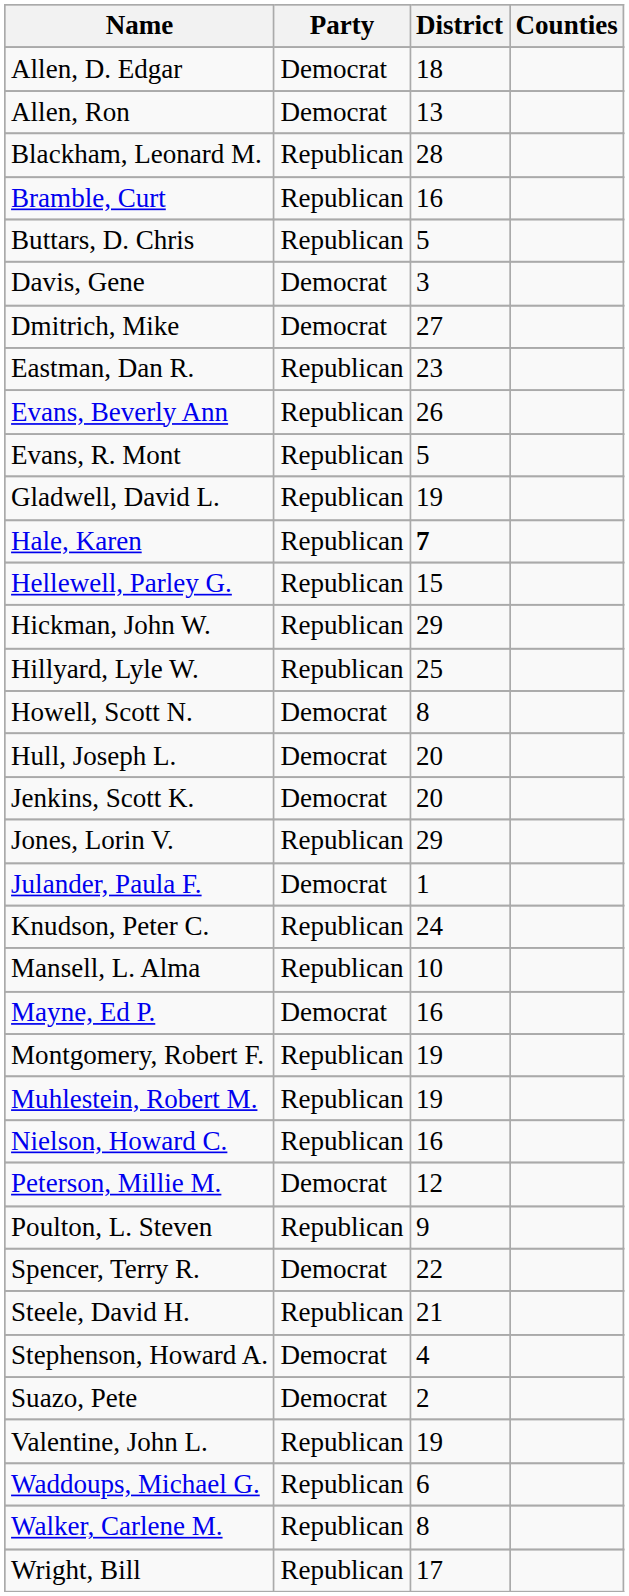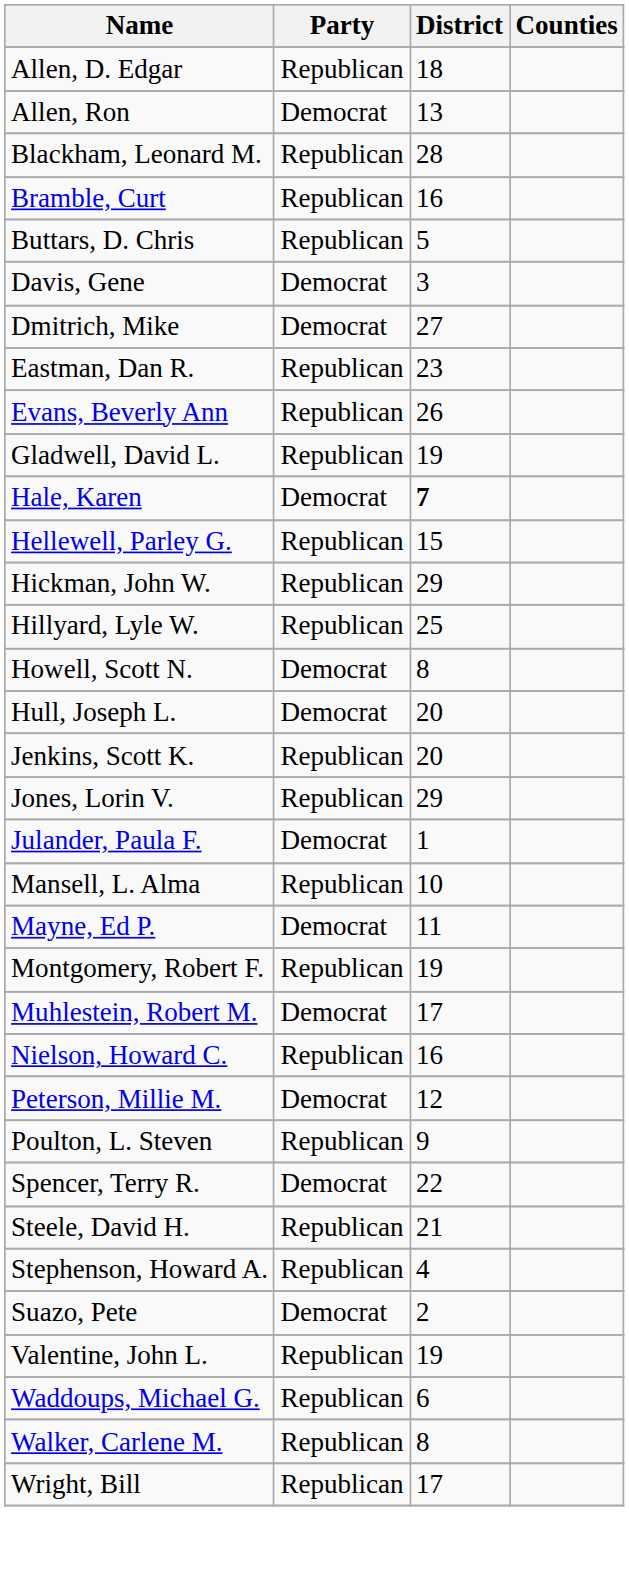(334, 68) Democrat -> (342, 68) Republican
- row: (96, 454)
(342, 540) Republican -> (334, 497) Democrat
(334, 797) Democrat -> (342, 754) Republican
- row: (110, 926)
(430, 1012) 16 -> (429, 926) 11
(342, 1098) Republican -> (334, 1012) Democrat
(430, 1098) 19 -> (430, 1012) 17
(334, 1355) Democrat -> (342, 1269) Republican
